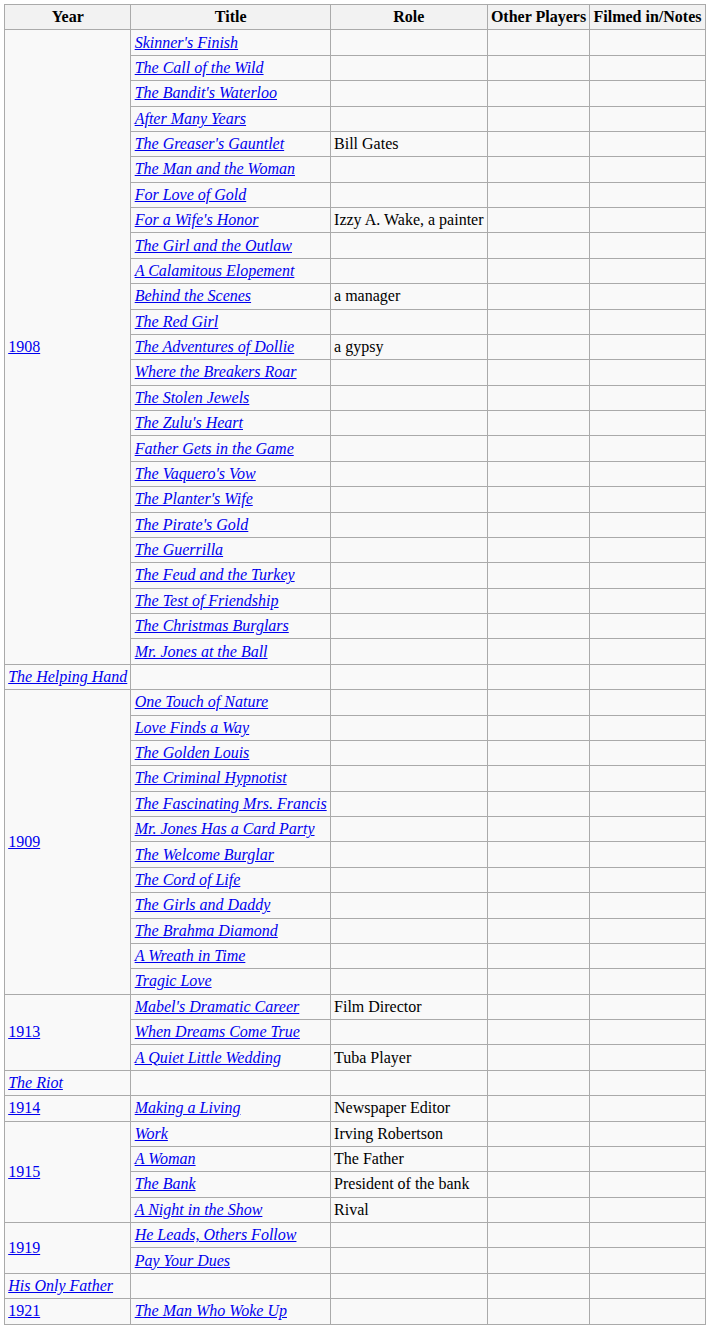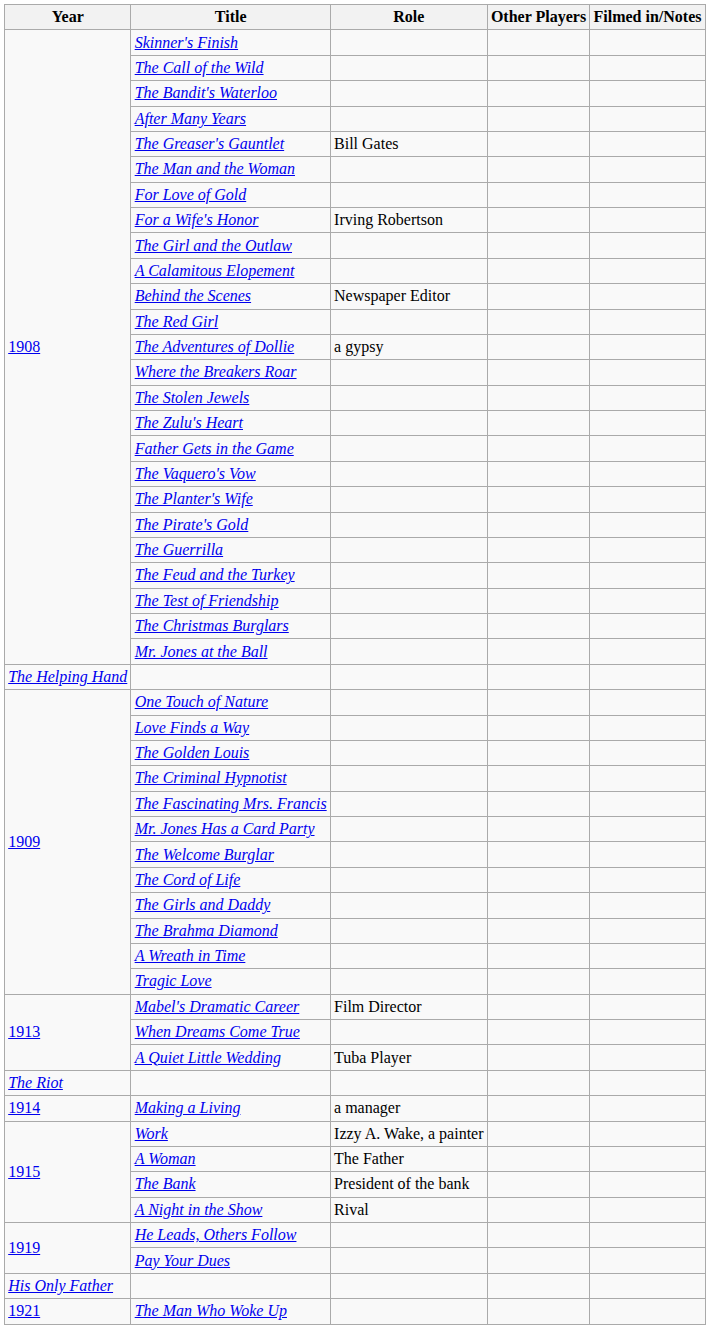(409, 220) Izzy A. Wake, a painter -> (388, 220) Irving Robertson
(367, 296) a manager -> (392, 296) Newspaper Editor
(392, 1108) Newspaper Editor -> (367, 1108) a manager
(388, 1133) Irving Robertson -> (409, 1133) Izzy A. Wake, a painter
